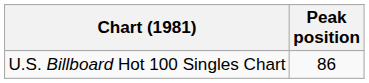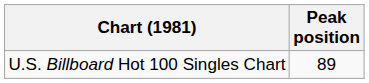(327, 64) 86 -> (327, 64) 89
